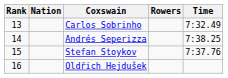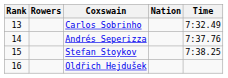columns swapped: (166, 11) <-> (46, 11)
(203, 39) 7:38.25 -> (203, 39) 7:37.76
(203, 53) 7:37.76 -> (203, 53) 7:38.25
